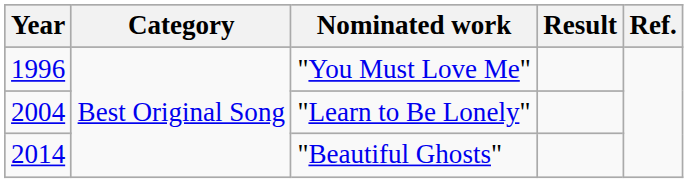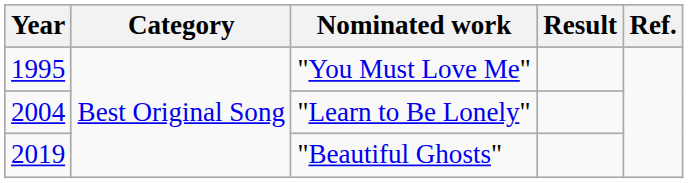(38, 68) 1996 -> (38, 68) 1995
(38, 154) 2014 -> (38, 154) 2019
